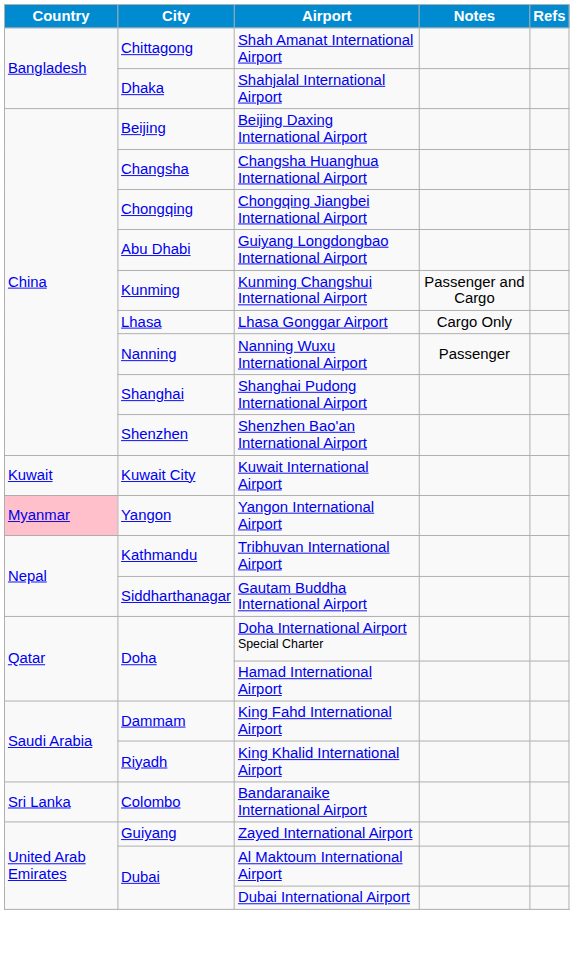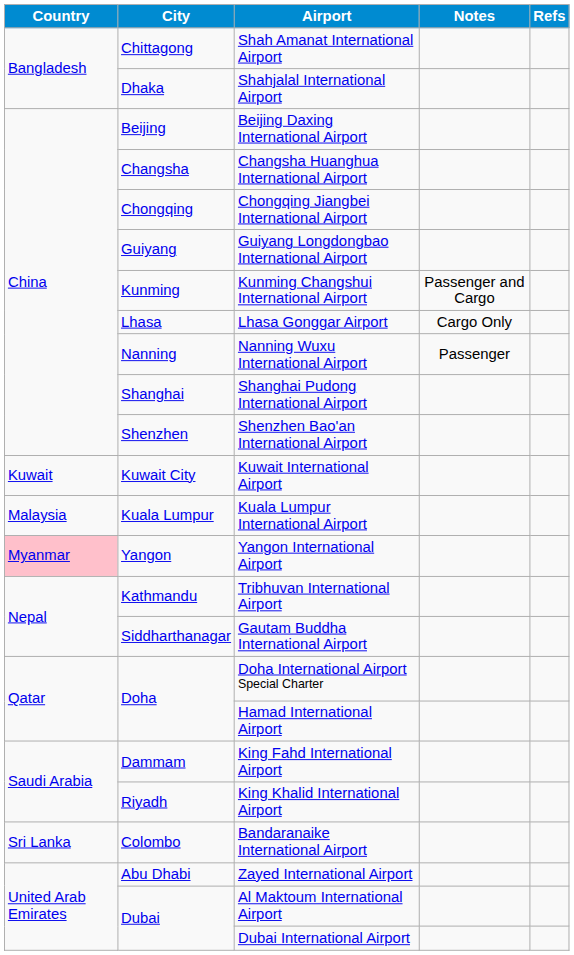(156, 249) Abu Dhabi -> (149, 249) Guiyang
+ row: (302, 515)
(149, 833) Guiyang -> (156, 874) Abu Dhabi
